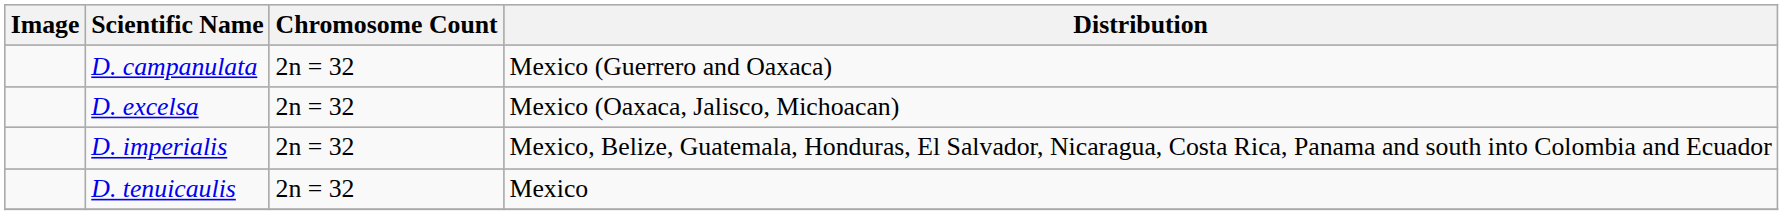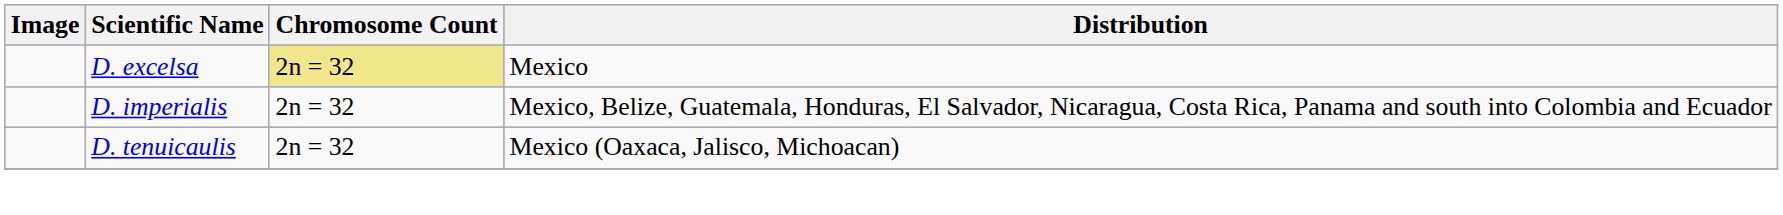- row: (174, 65)
(315, 106) no background -> (315, 65) khaki background
(704, 106) Mexico (Oaxaca, Jalisco, Michoacan) -> (549, 65) Mexico
(549, 188) Mexico -> (704, 147) Mexico (Oaxaca, Jalisco, Michoacan)
